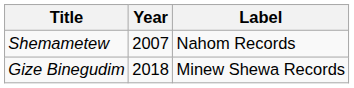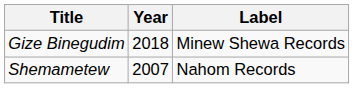rows swapped: (59, 43) <-> (66, 69)
